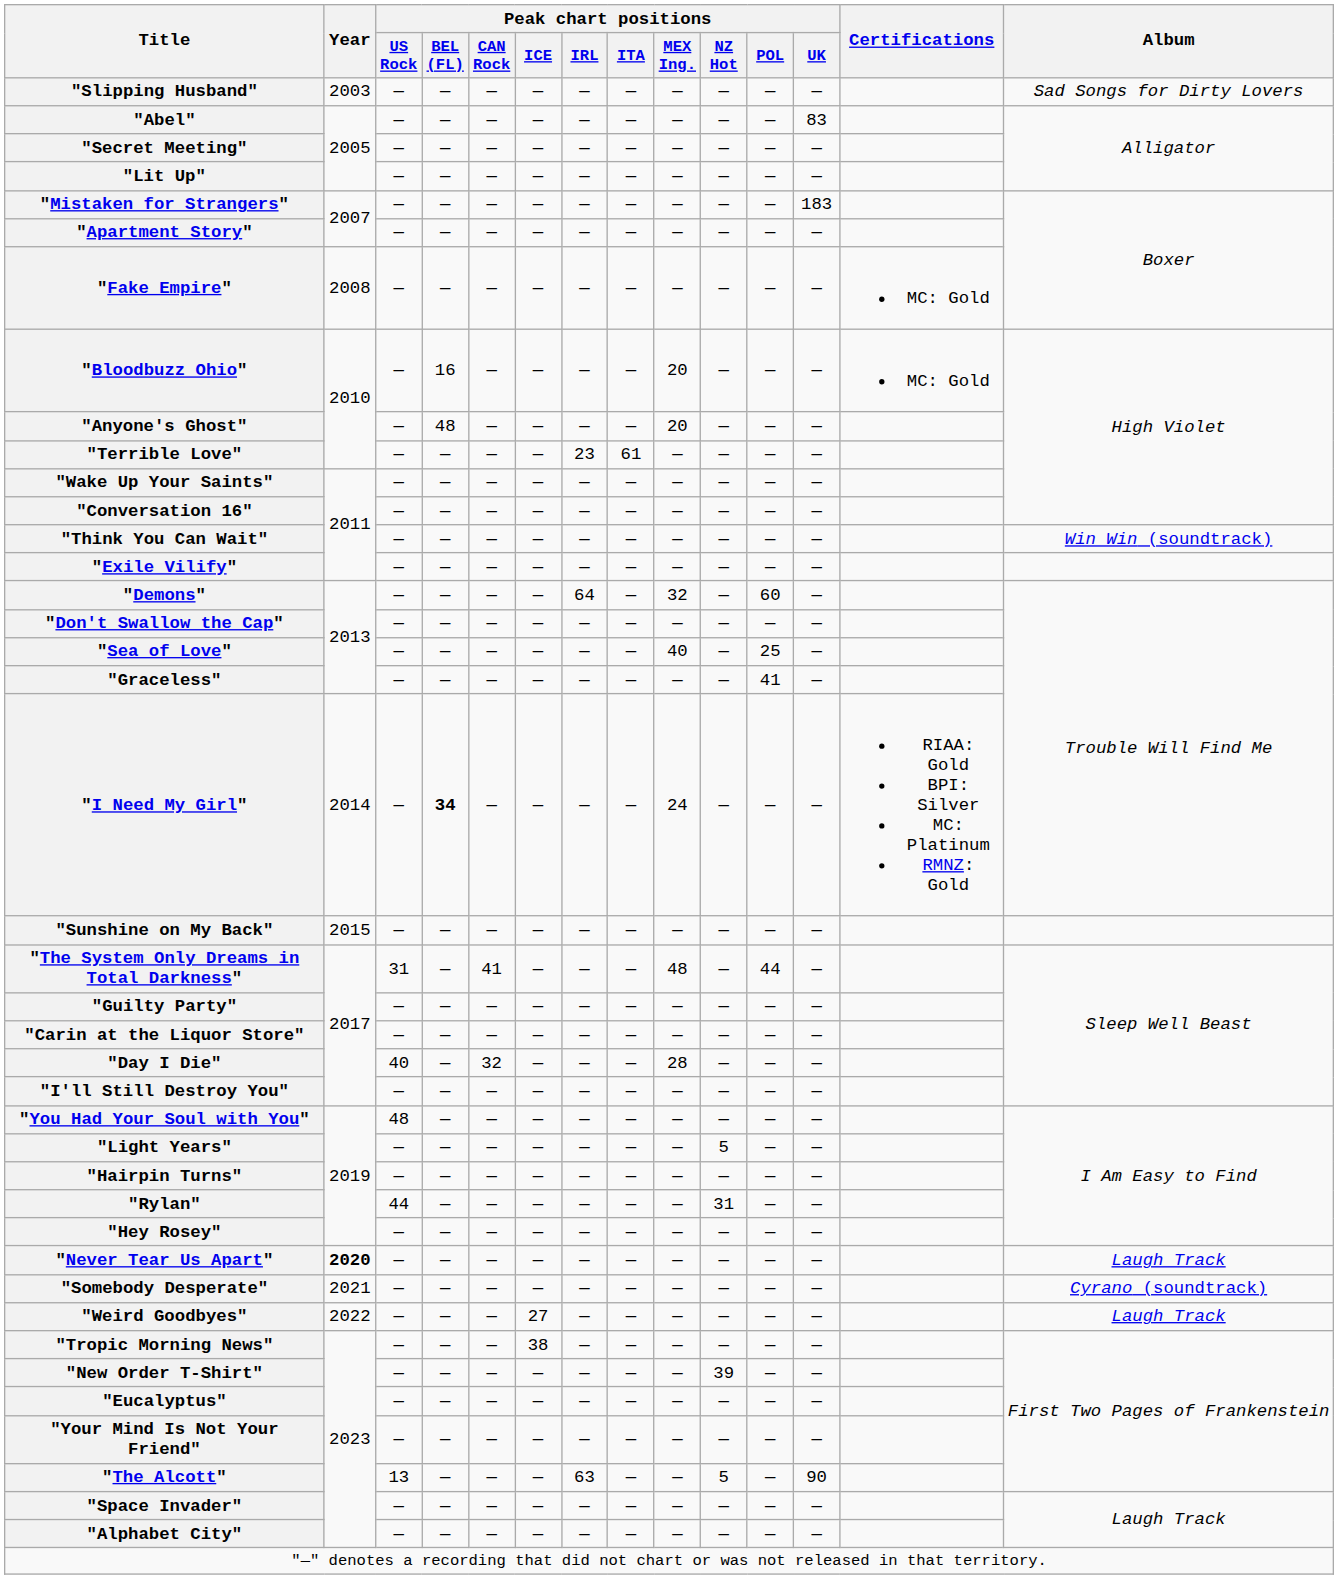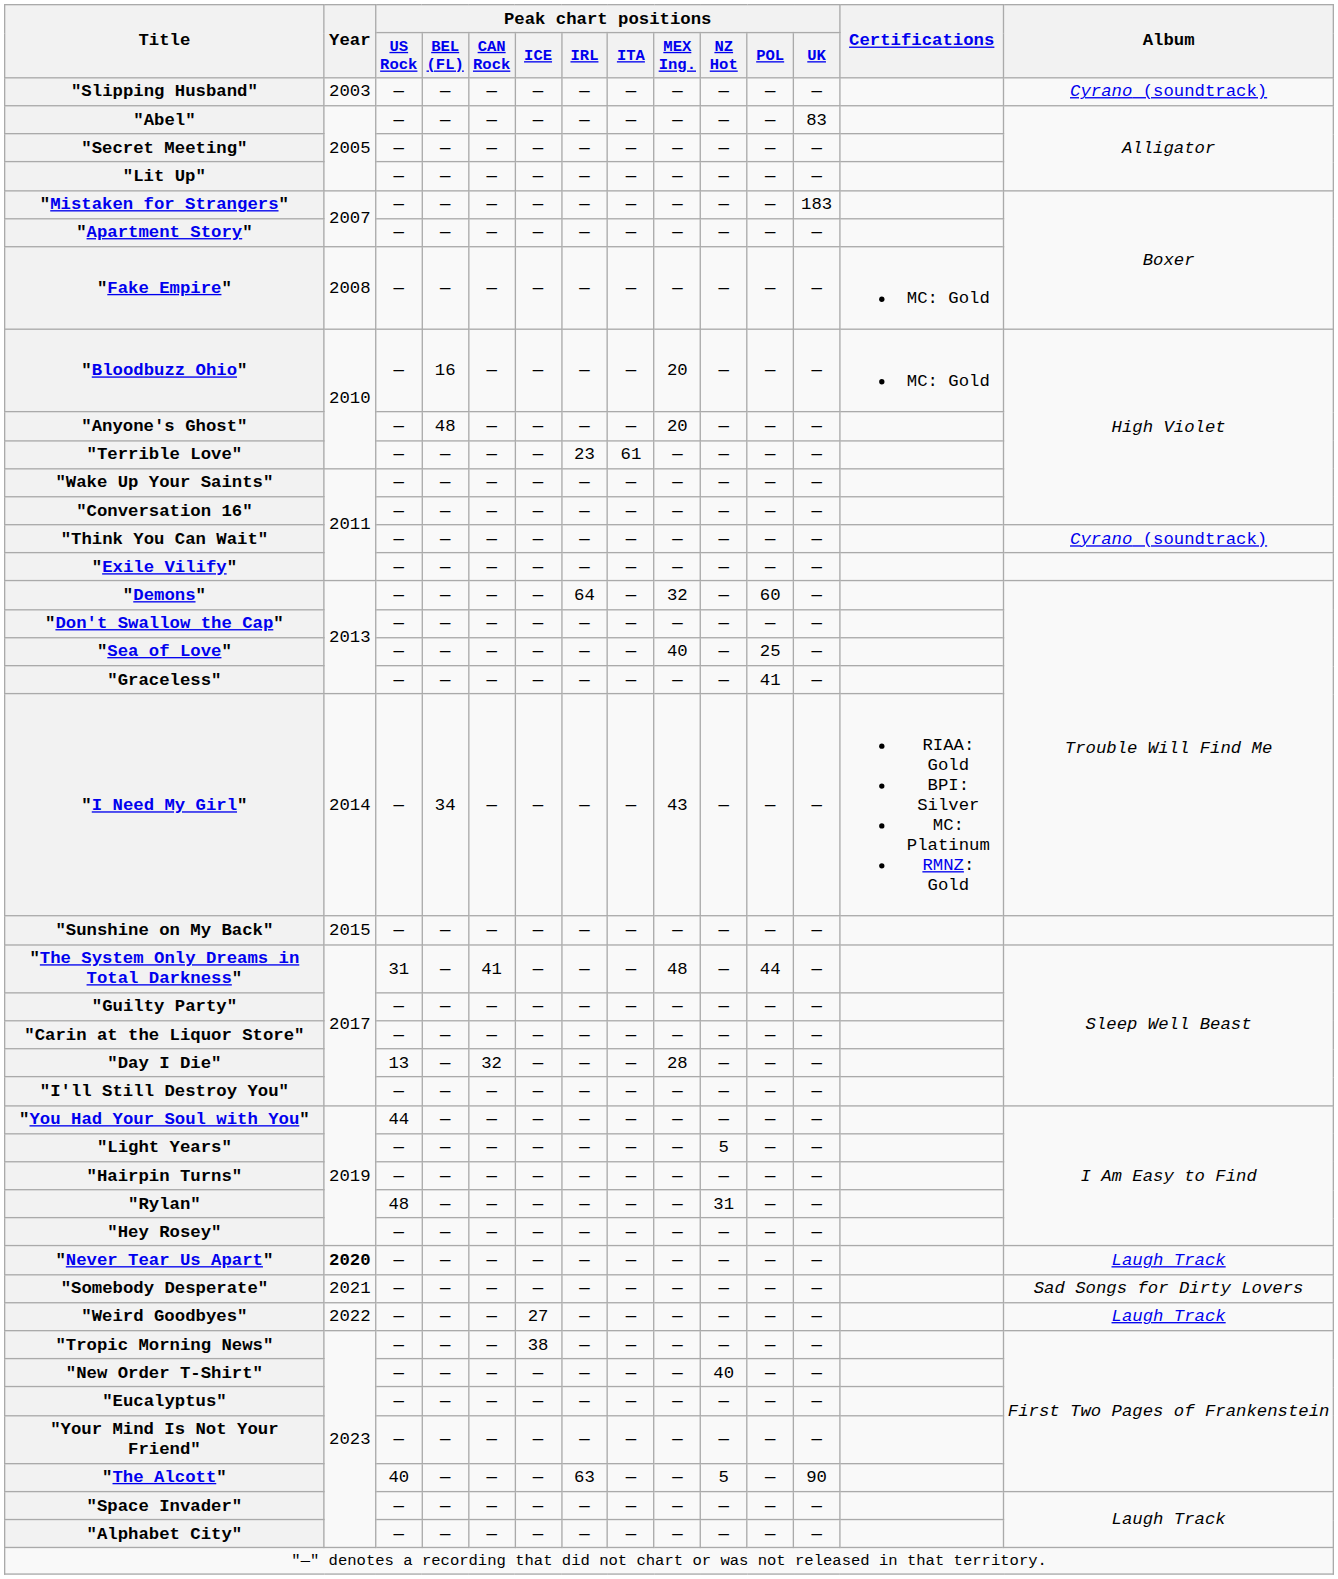(1169, 92) Sad Songs for Dirty Lovers -> (1169, 92) Cyrano (soundtrack)
(1169, 539) Win Win (soundtrack) -> (1169, 539) Cyrano (soundtrack)
(445, 805) bold -> (445, 805) normal
(677, 805) 24 -> (677, 805) 43
(399, 1063) 40 -> (399, 1063) 13
(399, 1119) 48 -> (399, 1119) 44
(399, 1204) 44 -> (399, 1204) 48
(1169, 1288) Cyrano (soundtrack) -> (1169, 1288) Sad Songs for Dirty Lovers
(724, 1373) 39 -> (724, 1373) 40
(399, 1477) 13 -> (399, 1477) 40
